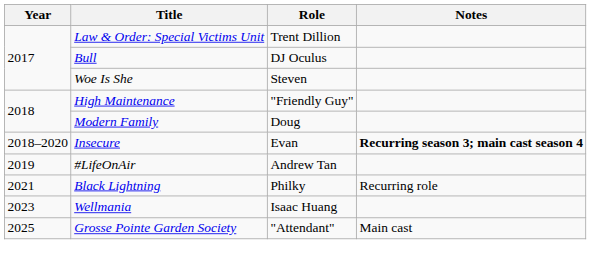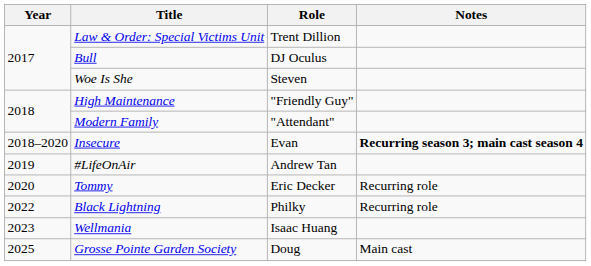(285, 121) Doug -> (302, 121) "Attendant"
+ row: (93, 185)
(21, 185) 2021 -> (21, 206) 2022
(302, 228) "Attendant" -> (285, 249) Doug
